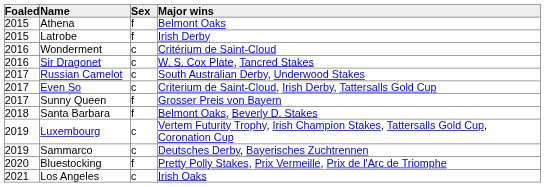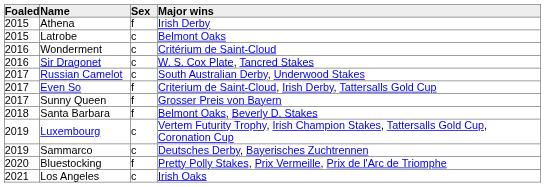(192, 24) Belmont Oaks -> (184, 24) Irish Derby
(133, 36) f -> (134, 36) c
(184, 36) Irish Derby -> (192, 36) Belmont Oaks
(134, 87) c -> (133, 87) f
